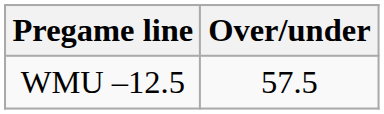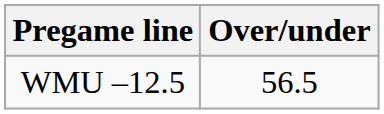(289, 81) 57.5 -> (289, 81) 56.5
